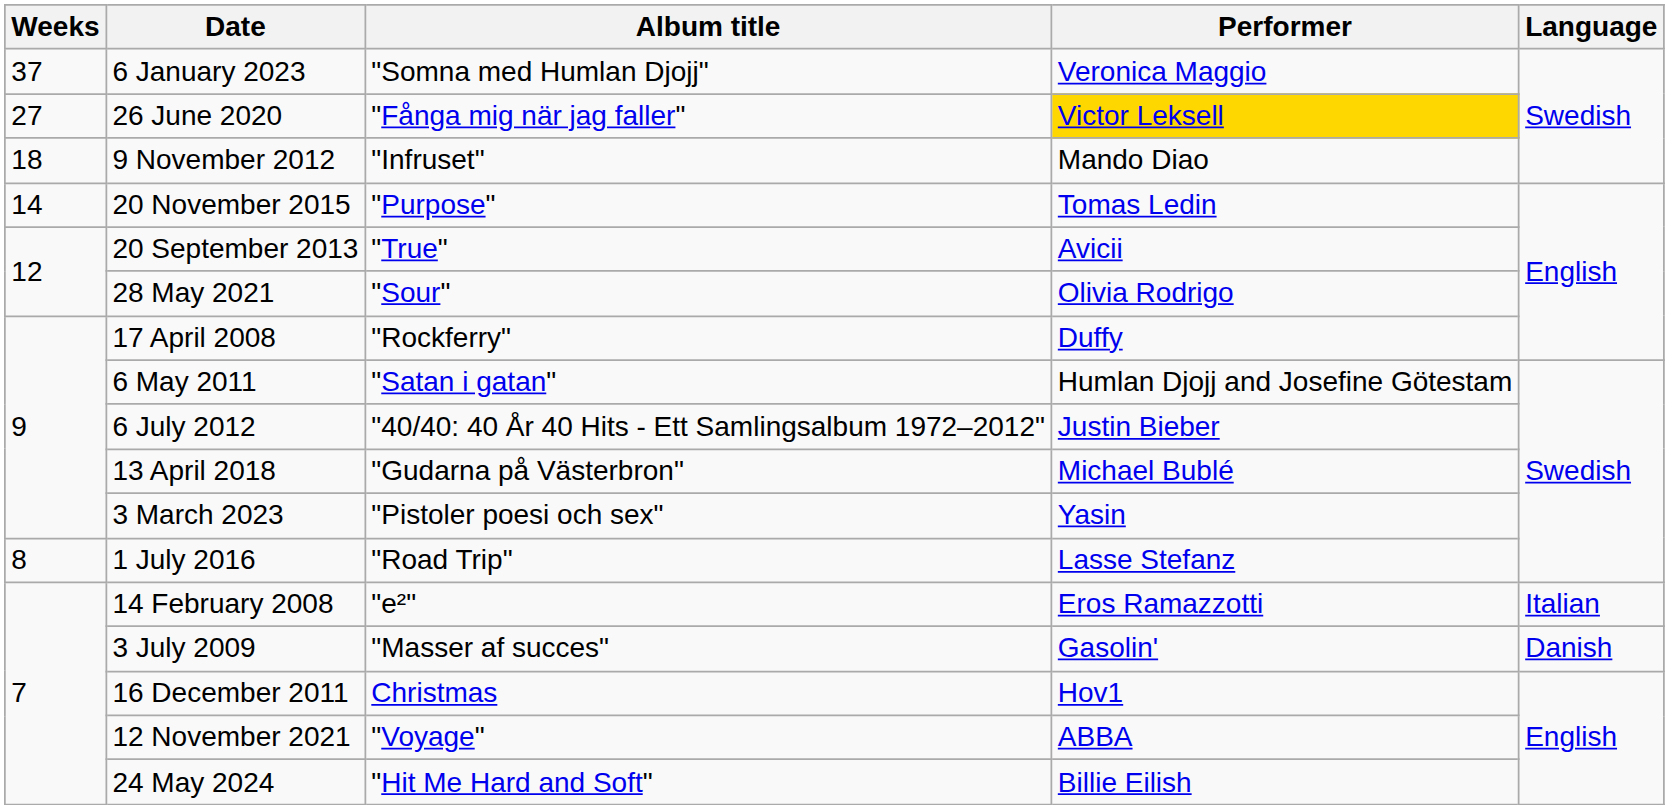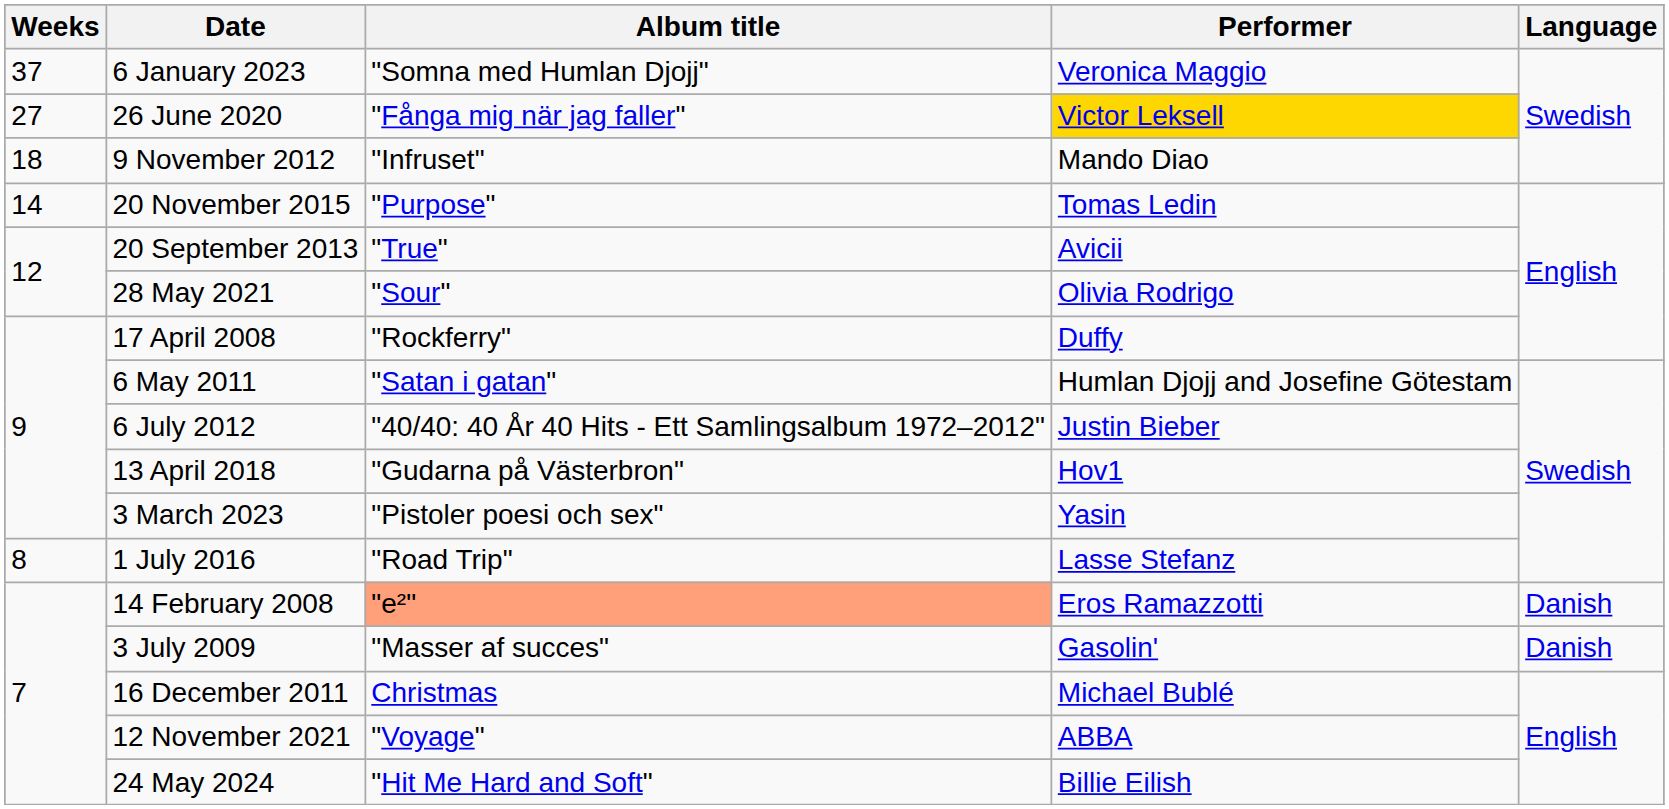(1146, 470) Michael Bublé -> (1091, 470) Hov1
(394, 603) no background -> (394, 603) lightsalmon background
(1563, 603) Italian -> (1569, 603) Danish
(1091, 692) Hov1 -> (1146, 692) Michael Bublé
